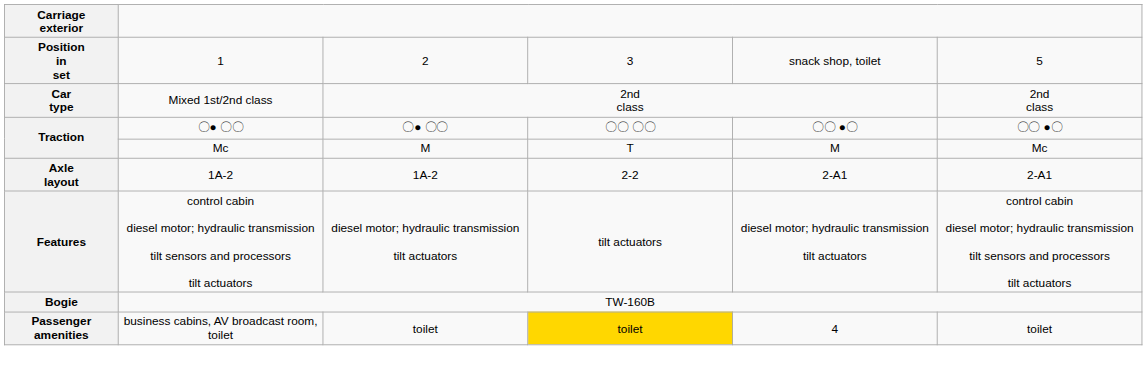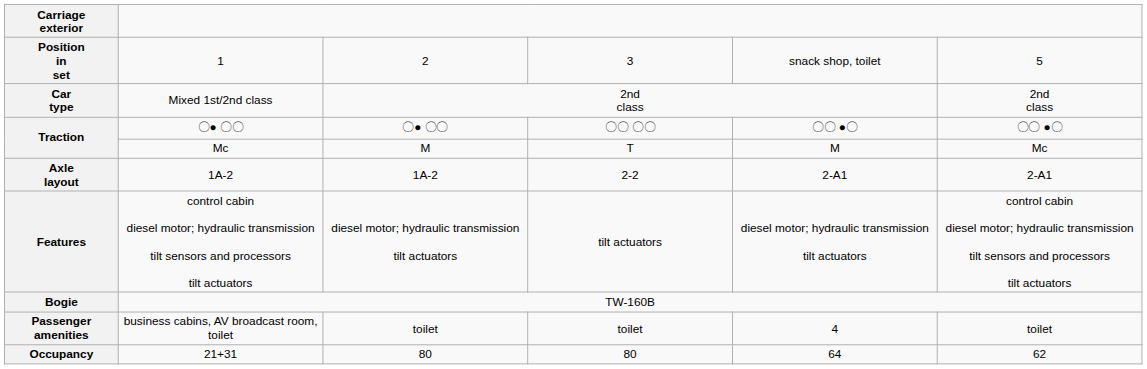(630, 328) gold background -> (630, 328) no background
+ row: (221, 354)
